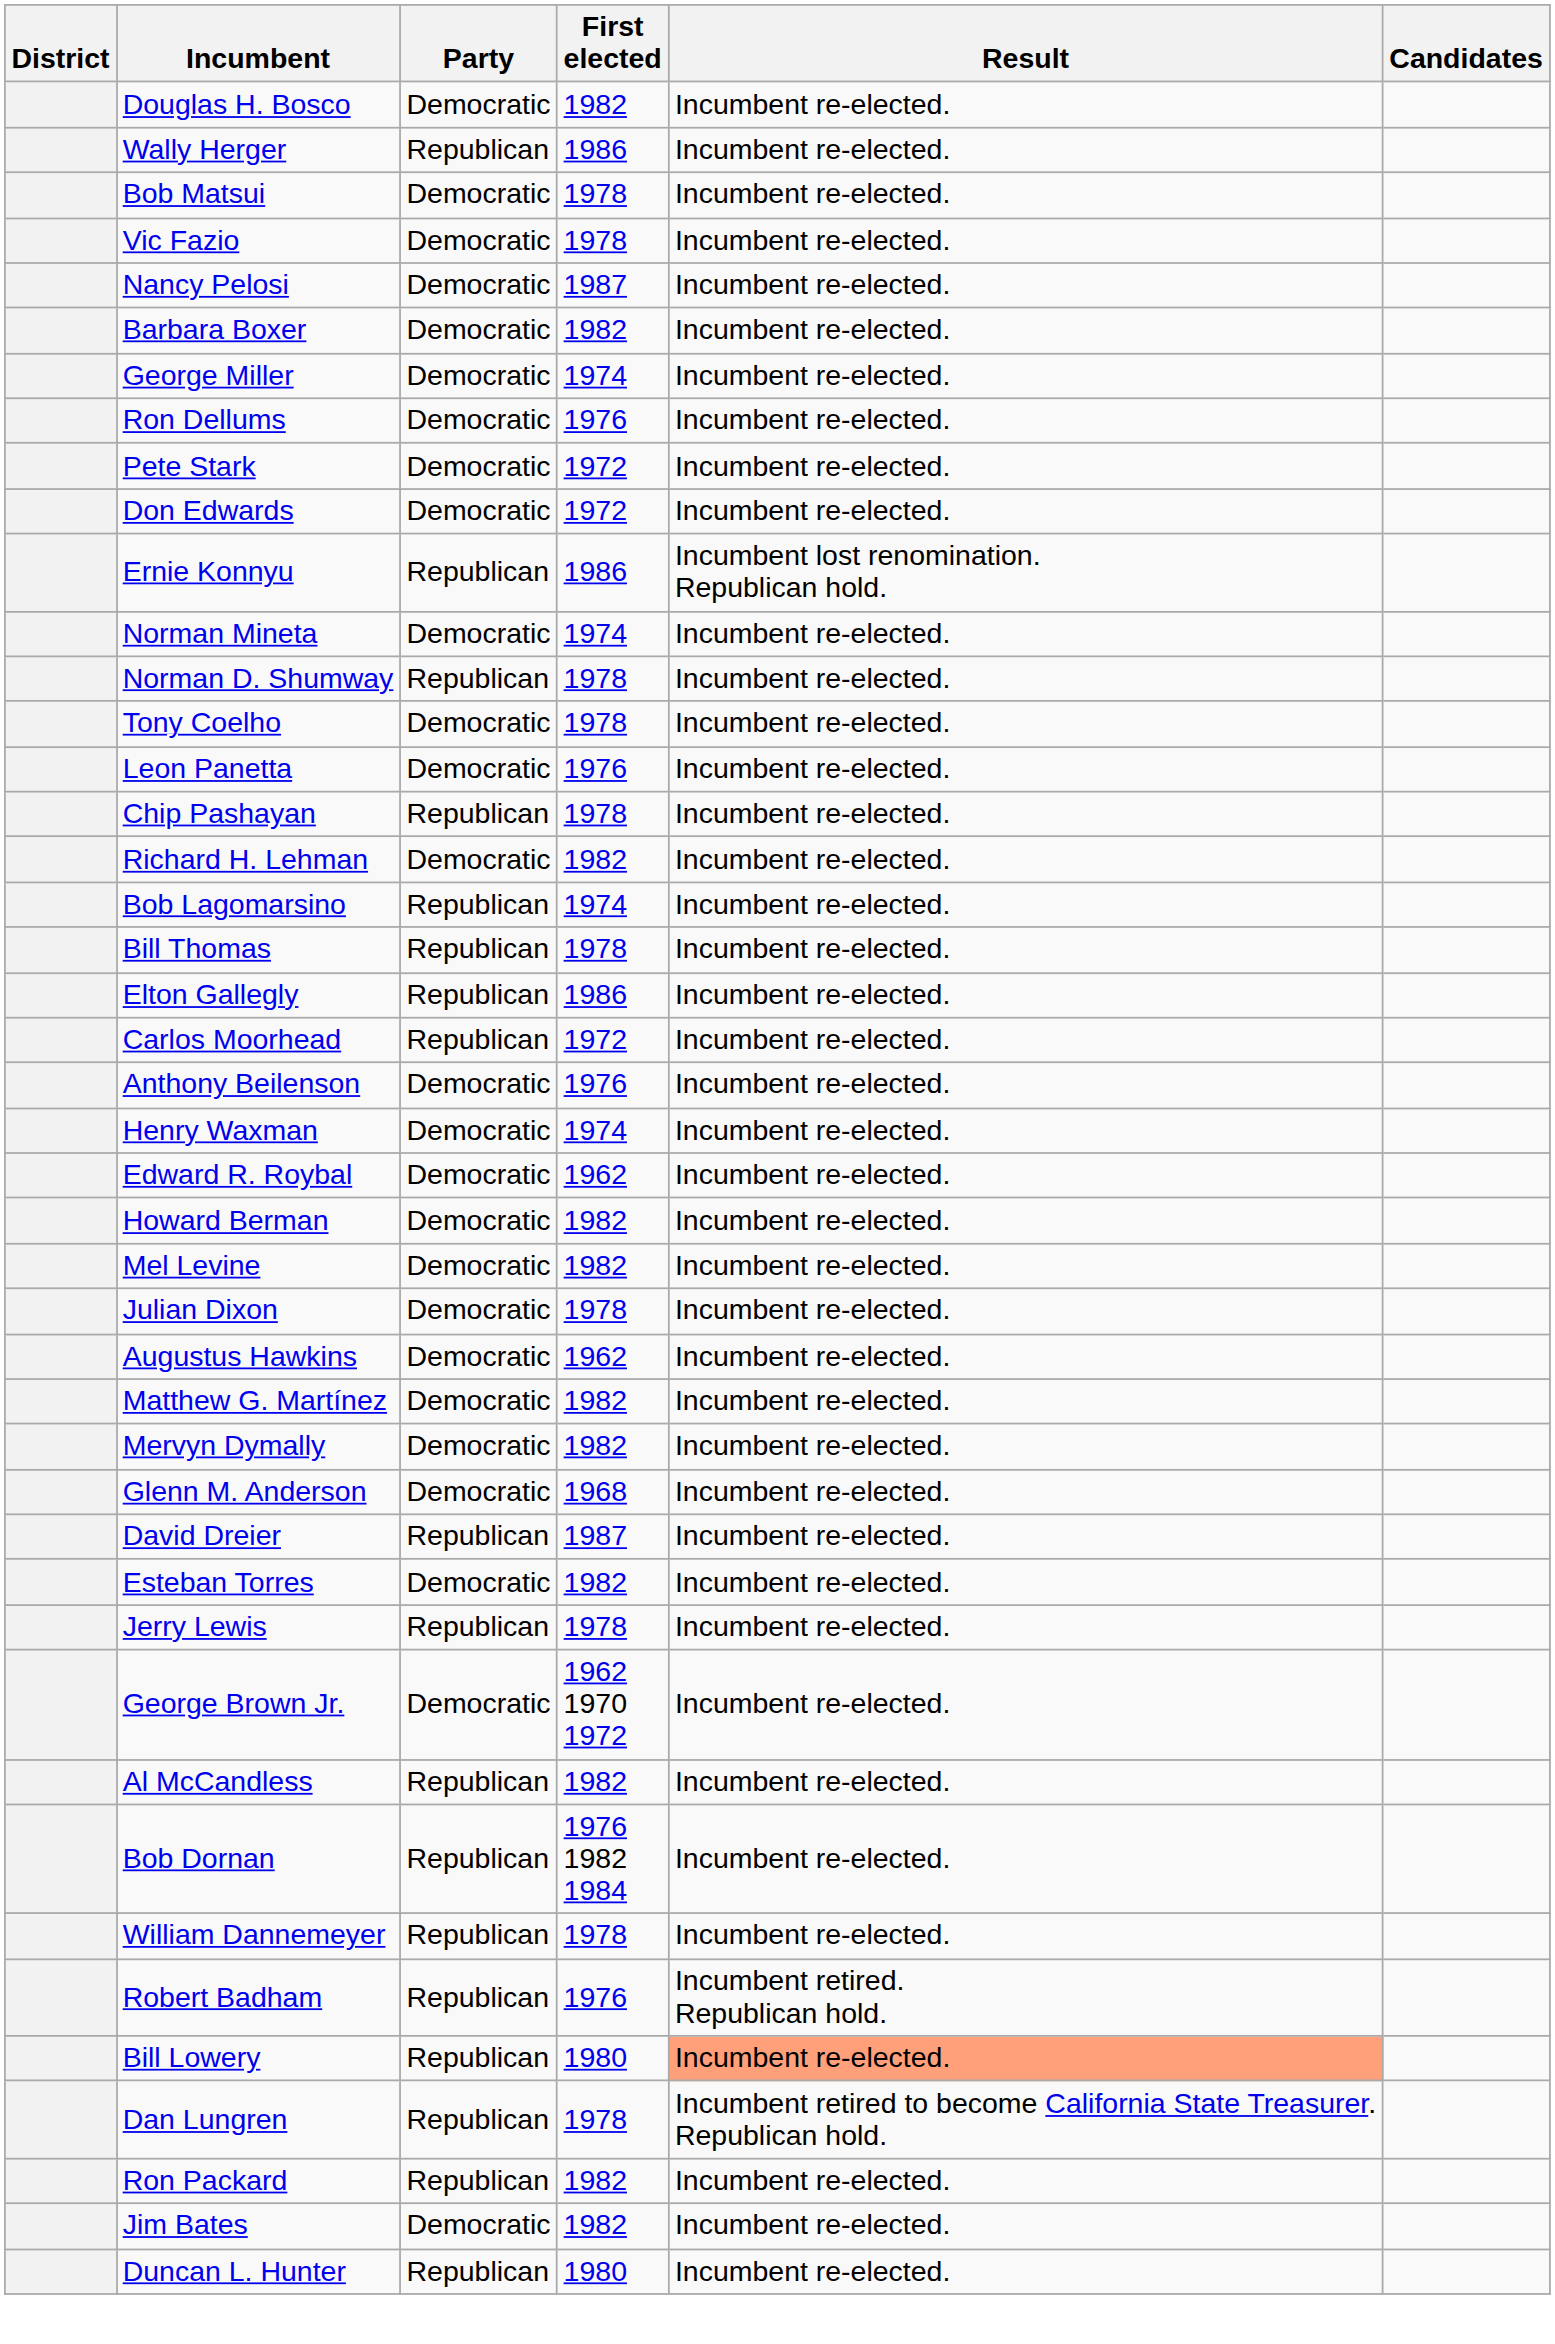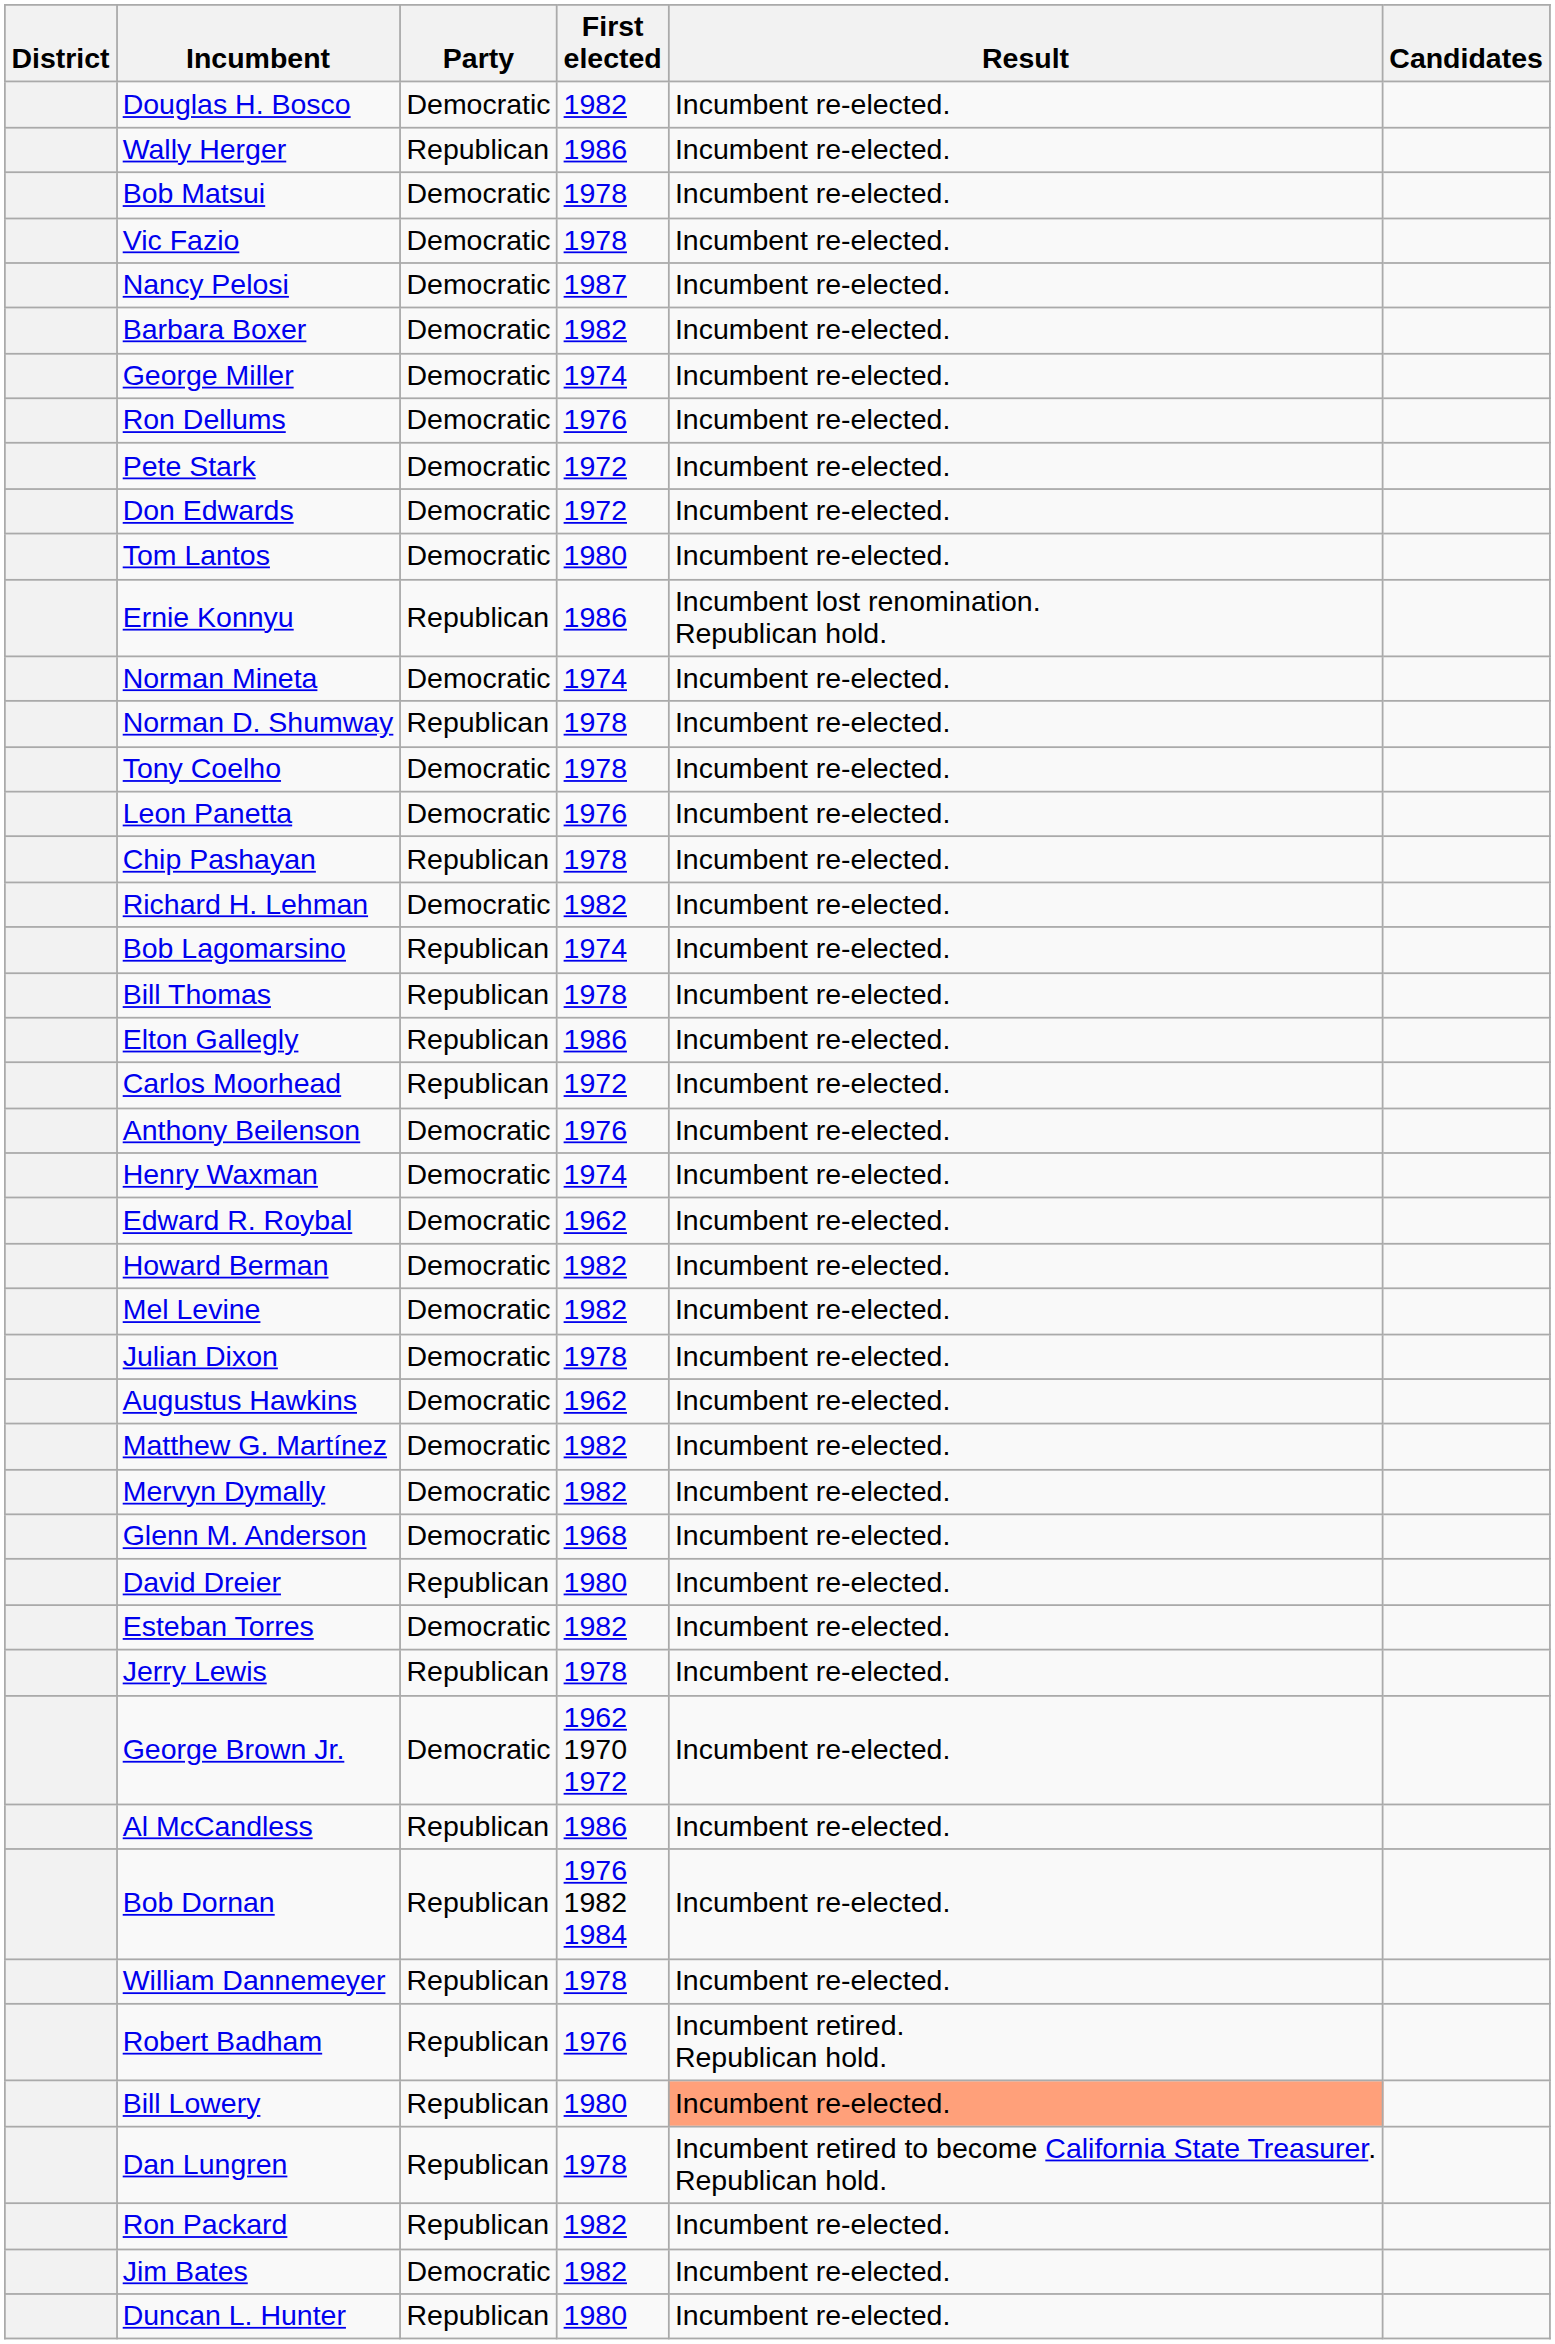+ row: (196, 555)
(595, 1536) 1987 -> (595, 1581) 1980
(595, 1781) 1982 -> (595, 1826) 1986
